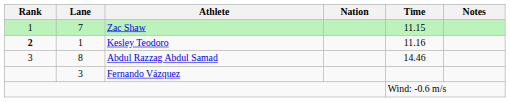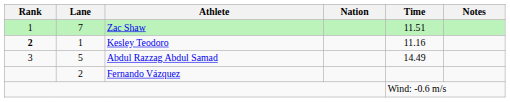(415, 27) 11.15 -> (415, 27) 11.51
(80, 58) 8 -> (80, 58) 5
(415, 58) 14.46 -> (415, 58) 14.49
(80, 74) 3 -> (80, 74) 2
